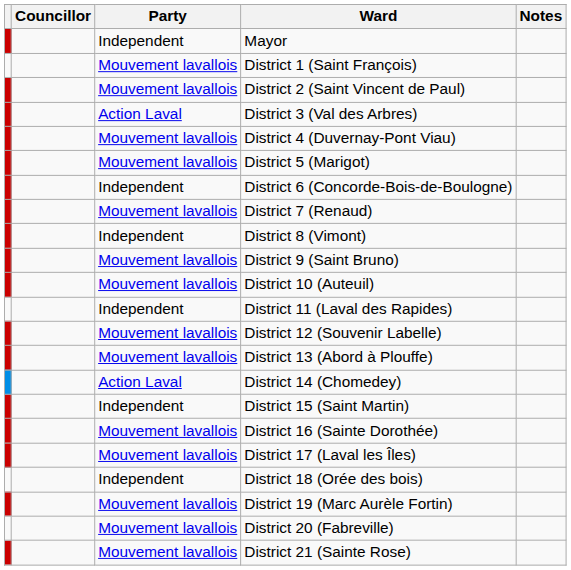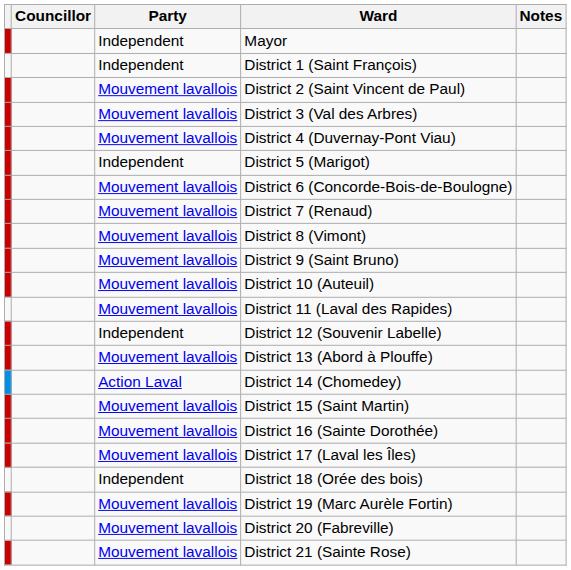(168, 65) Mouvement lavallois -> (141, 65) Independent
(140, 114) Action Laval -> (168, 114) Mouvement lavallois
(168, 162) Mouvement lavallois -> (141, 162) Independent
(141, 187) Independent -> (168, 187) Mouvement lavallois
(141, 235) Independent -> (168, 235) Mouvement lavallois
(141, 308) Independent -> (168, 308) Mouvement lavallois
(168, 333) Mouvement lavallois -> (141, 333) Independent
(141, 406) Independent -> (168, 406) Mouvement lavallois
